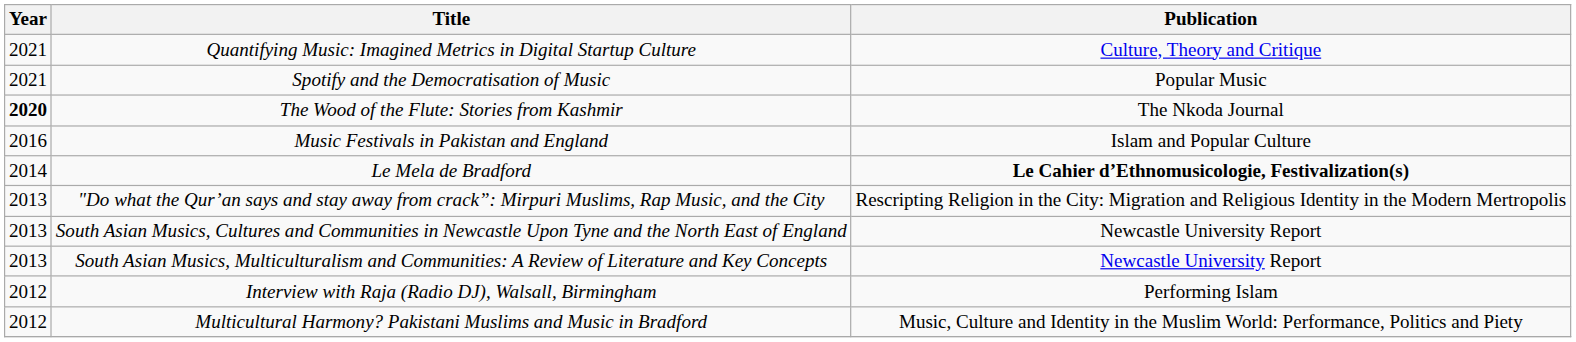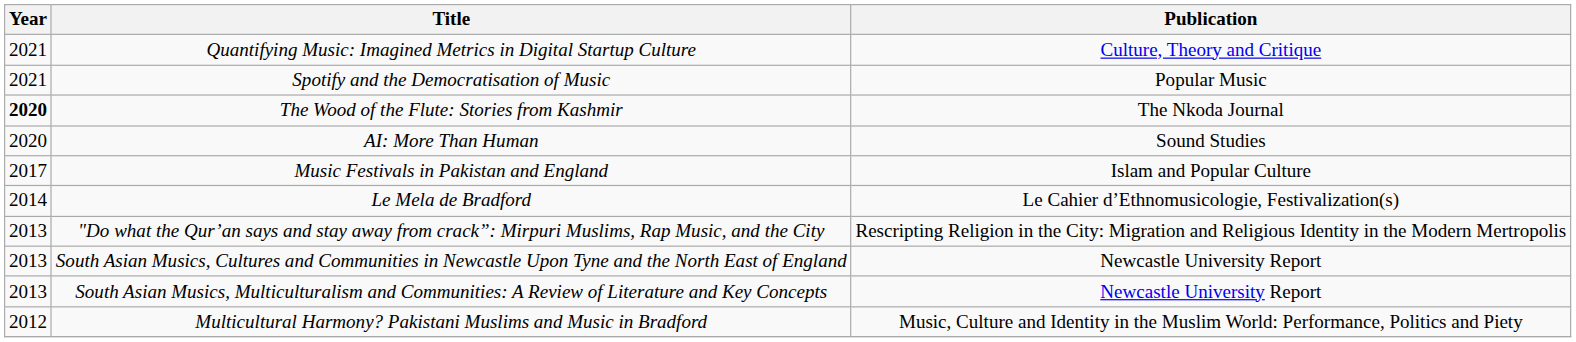+ row: (451, 140)
(28, 140) 2016 -> (28, 170) 2017
(1211, 170) bold -> (1211, 200) normal
- row: (451, 291)
